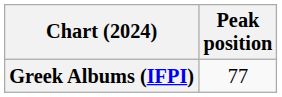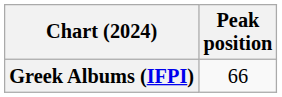(238, 75) 77 -> (238, 75) 66
